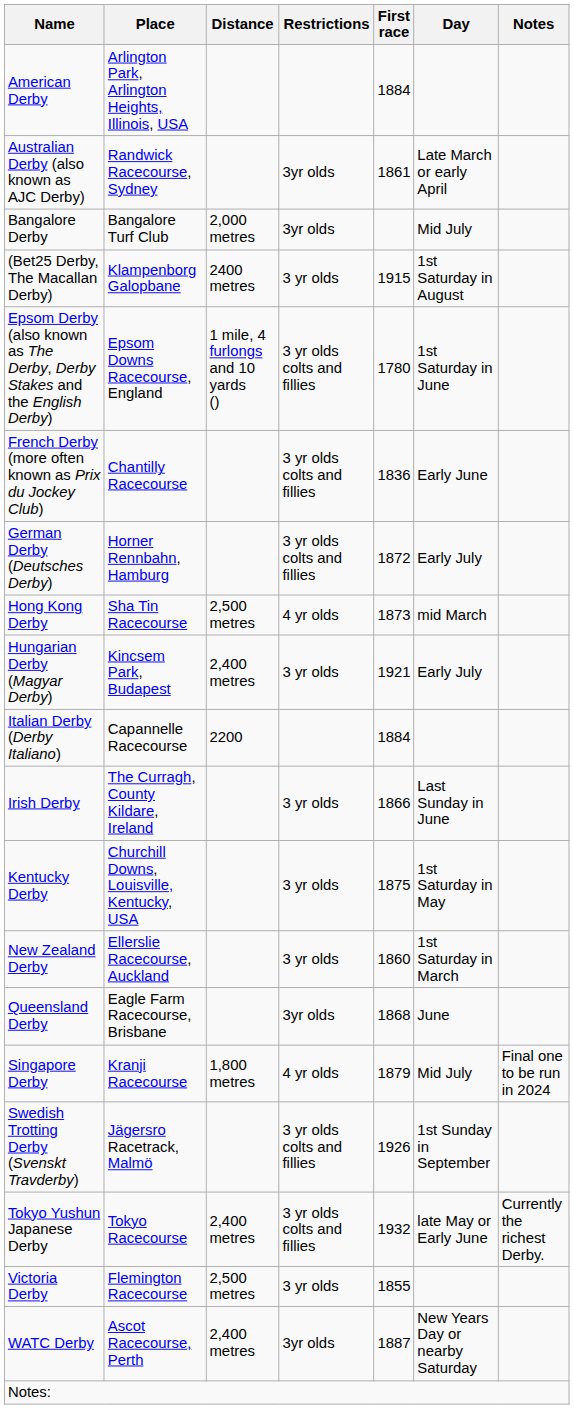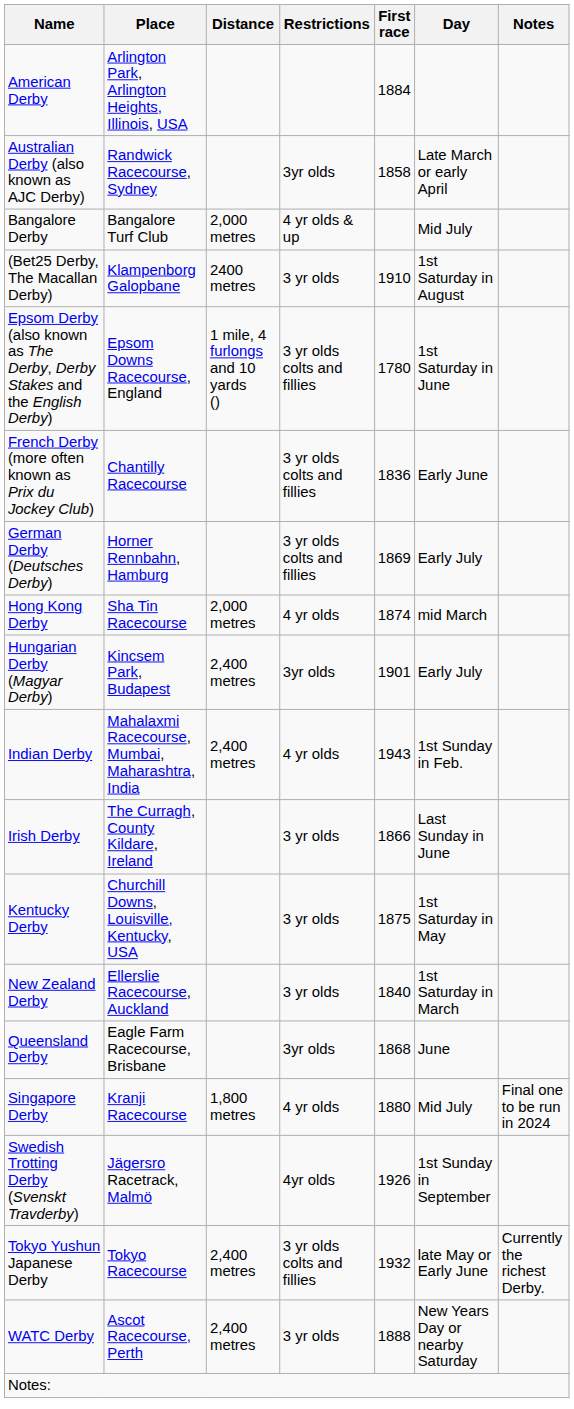(394, 172) 1861 -> (394, 172) 1858
(309, 229) 3yr olds -> (318, 229) 4 yr olds & up
(394, 278) 1915 -> (394, 278) 1910
(394, 558) 1872 -> (394, 558) 1869
(232, 615) 2,500 metres -> (233, 615) 2,000 metres
(394, 615) 1873 -> (394, 615) 1874
(311, 672) 3 yr olds -> (309, 672) 3yr olds
(394, 672) 1921 -> (394, 672) 1901
- row: (50, 737)
+ row: (50, 754)
(394, 959) 1860 -> (394, 992) 1840
(394, 1073) 1879 -> (394, 1106) 1880
(312, 1147) 3 yr olds colts and fillies -> (309, 1180) 4yr olds
- row: (33, 1286)
(309, 1343) 3yr olds -> (311, 1336) 3 yr olds
(394, 1343) 1887 -> (394, 1336) 1888
